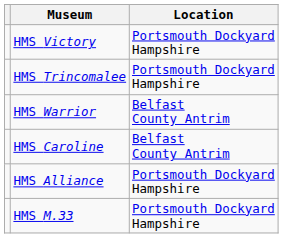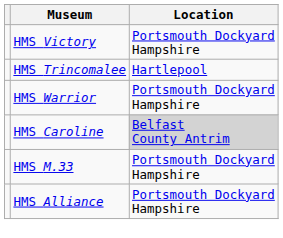(203, 77) Portsmouth Dockyard Hampshire -> (170, 70) Hartlepool
(181, 112) Belfast County Antrim -> (203, 97) Portsmouth Dockyard Hampshire
(181, 146) no background -> (181, 132) lightgrey background
rows swapped: (43, 216) <-> (58, 181)
